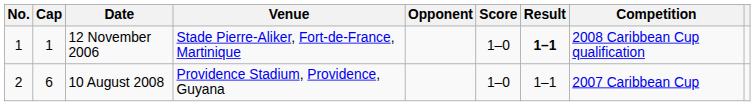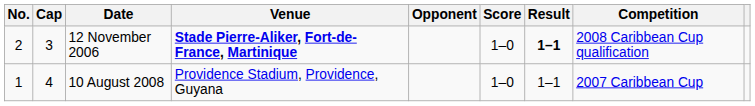(19, 44) 1 -> (19, 44) 2
(49, 44) 1 -> (49, 44) 3
(286, 44) normal -> (266, 44) bold
(19, 82) 2 -> (19, 82) 1
(49, 82) 6 -> (49, 82) 4
